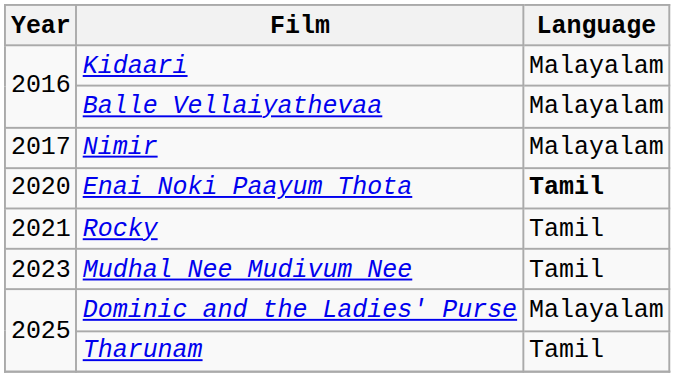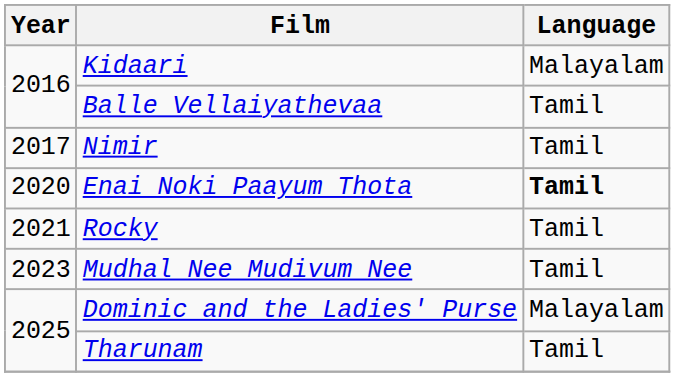(596, 107) Malayalam -> (566, 107) Tamil
(596, 147) Malayalam -> (566, 147) Tamil
